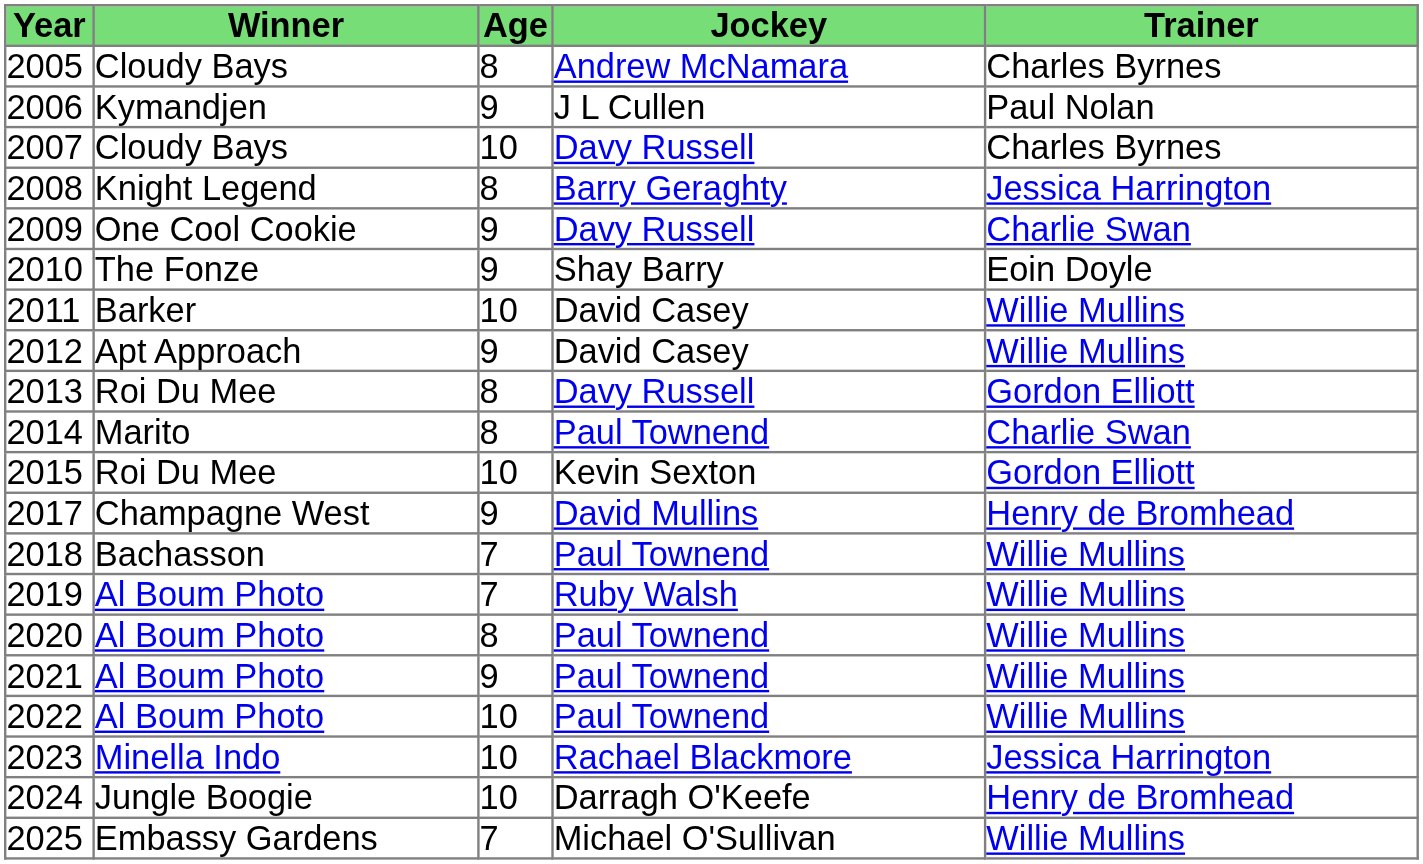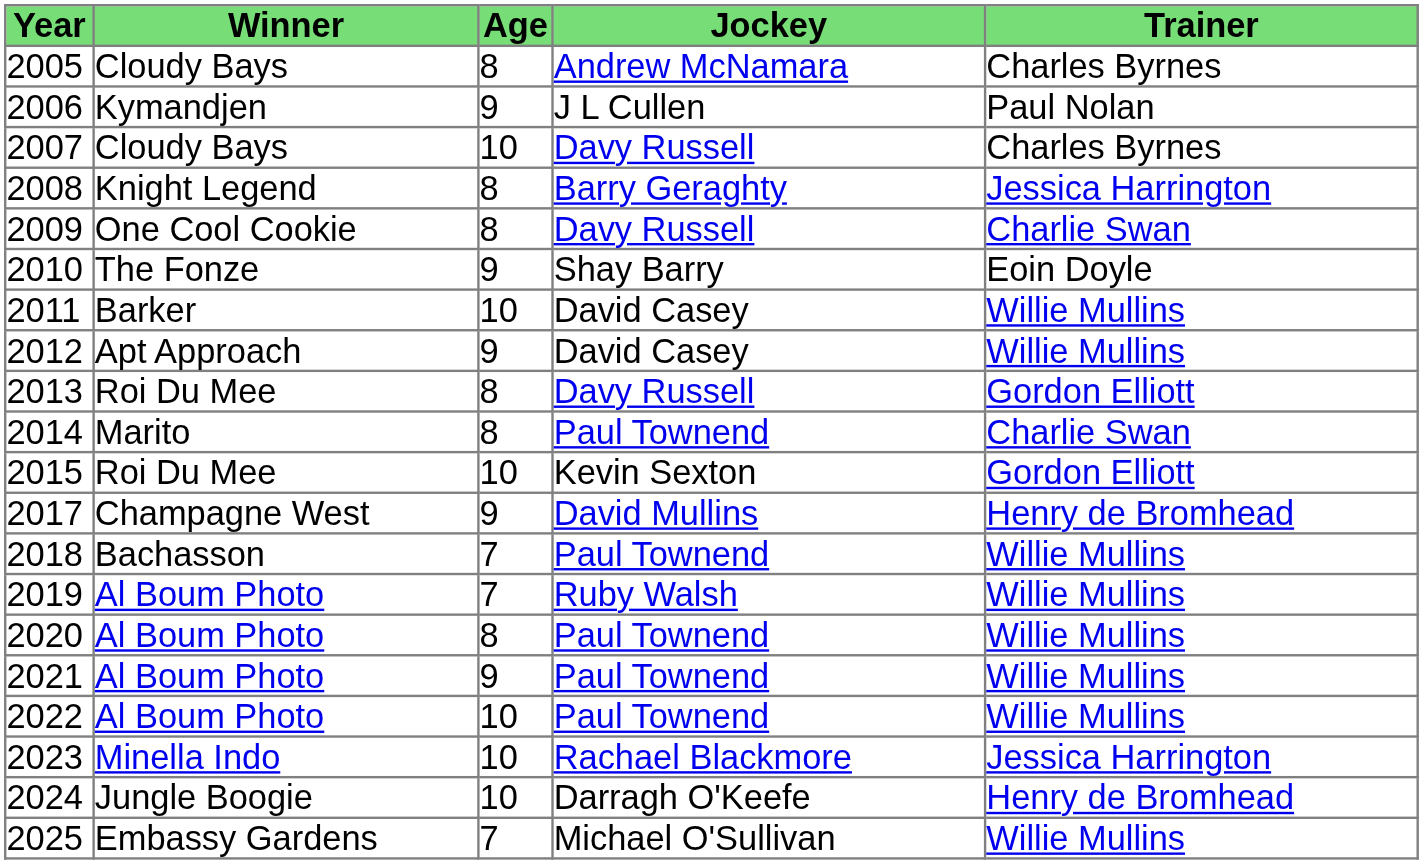(489, 229) 9 -> (489, 229) 8
